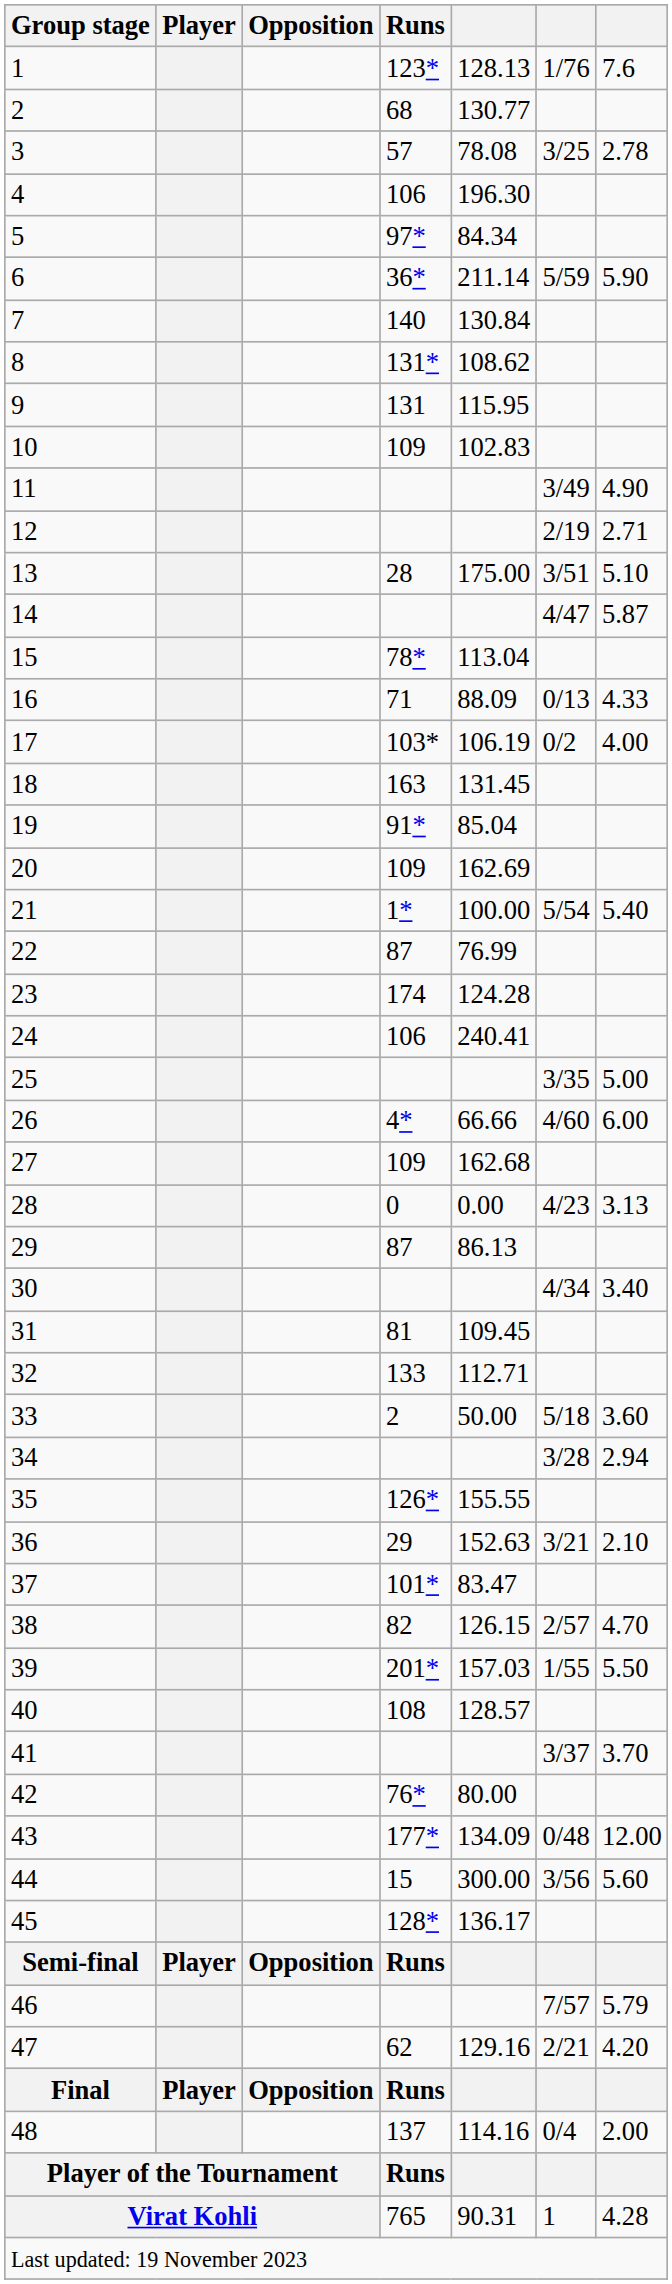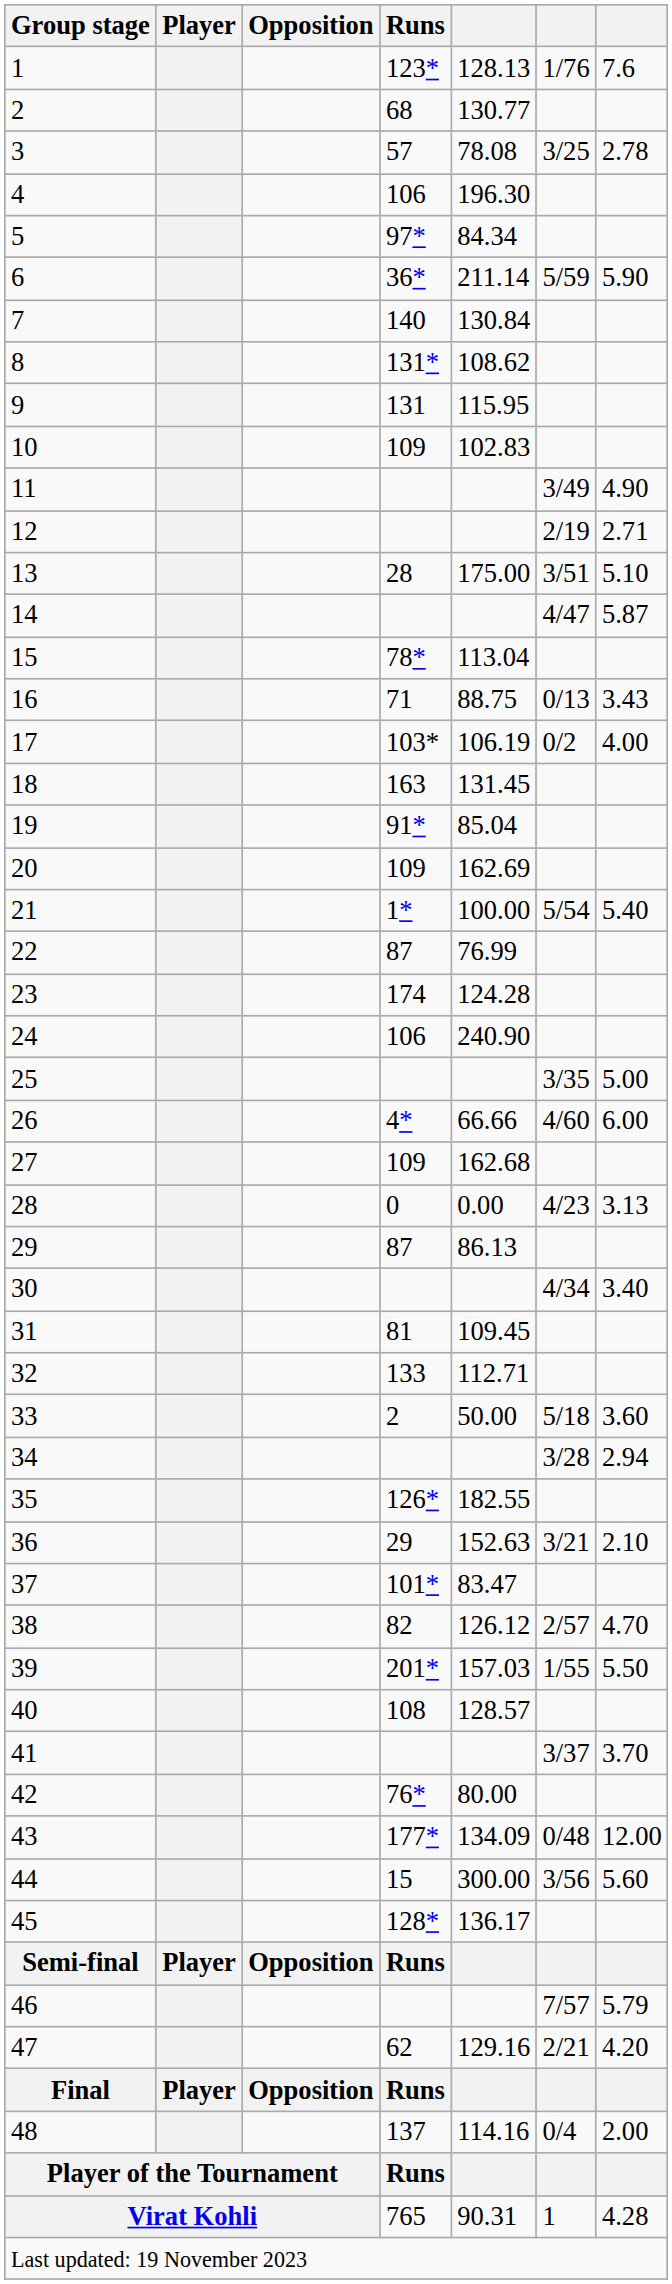(487, 699) 88.09 -> (487, 699) 88.75
(625, 699) 4.33 -> (625, 699) 3.43
(494, 1036) 240.41 -> (494, 1036) 240.90
(494, 1499) 155.55 -> (494, 1499) 182.55
(494, 1626) 126.15 -> (494, 1626) 126.12
